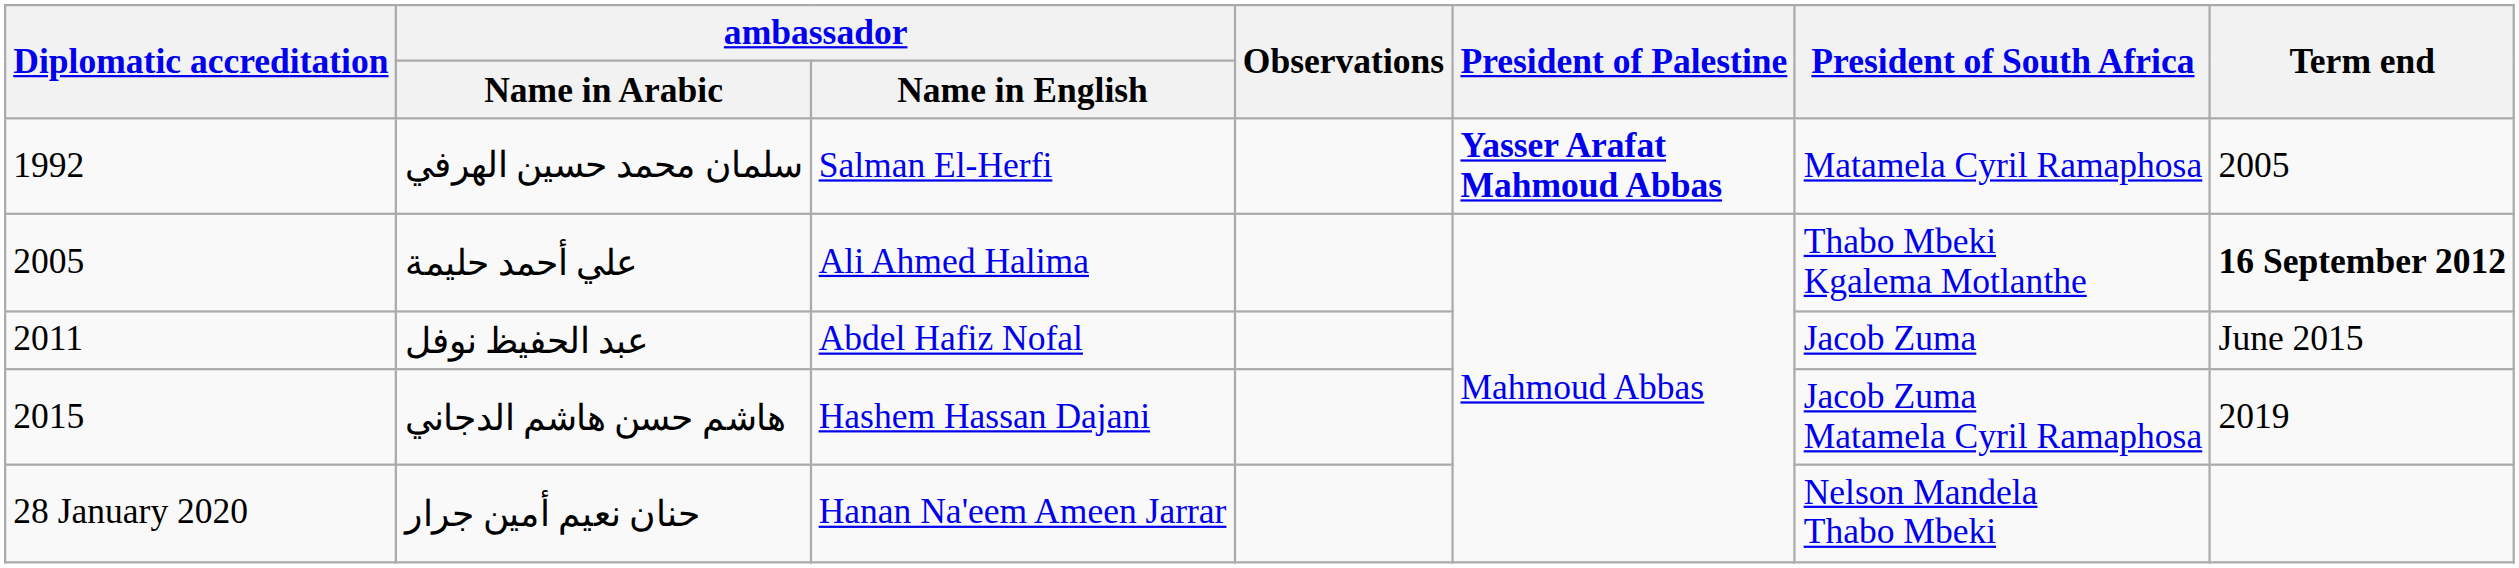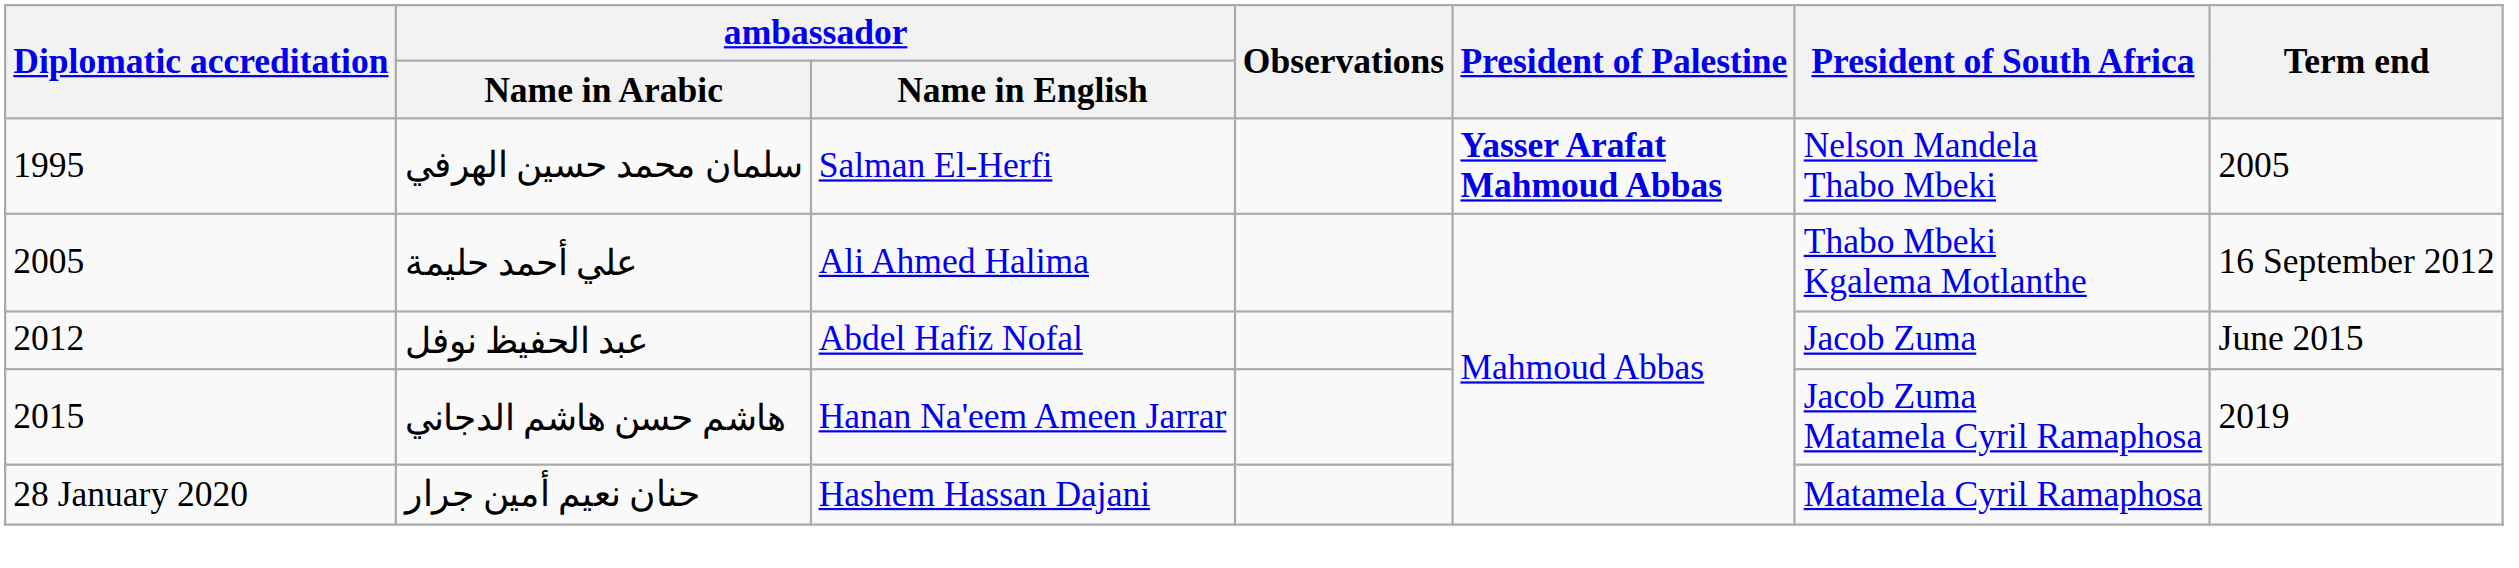(49, 165) 1992 -> (49, 165) 1995
(2003, 165) Matamela Cyril Ramaphosa -> (1921, 165) Nelson Mandela Thabo Mbeki
(2362, 261) bold -> (2357, 261) normal
(48, 339) 2011 -> (49, 339) 2012
(984, 416) Hashem Hassan Dajani -> (1023, 416) Hanan Na'eem Ameen Jarrar
(1023, 512) Hanan Na'eem Ameen Jarrar -> (984, 493) Hashem Hassan Dajani
(1921, 512) Nelson Mandela Thabo Mbeki -> (2003, 493) Matamela Cyril Ramaphosa
